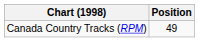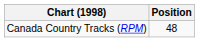(172, 28) 49 -> (172, 28) 48
